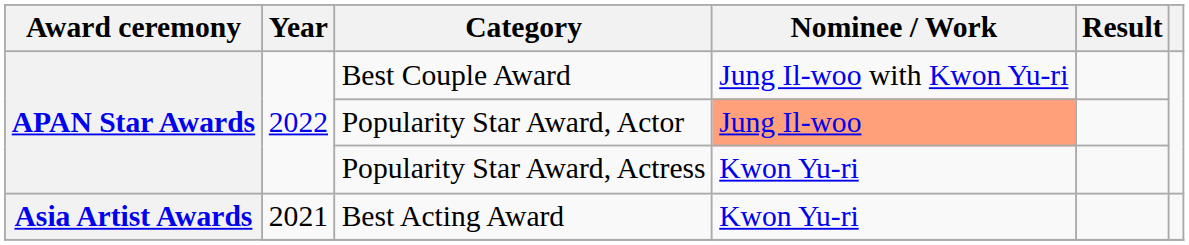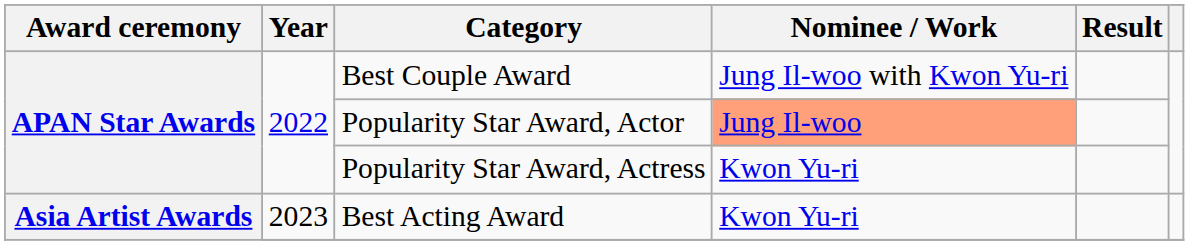(298, 215) 2021 -> (298, 215) 2023
